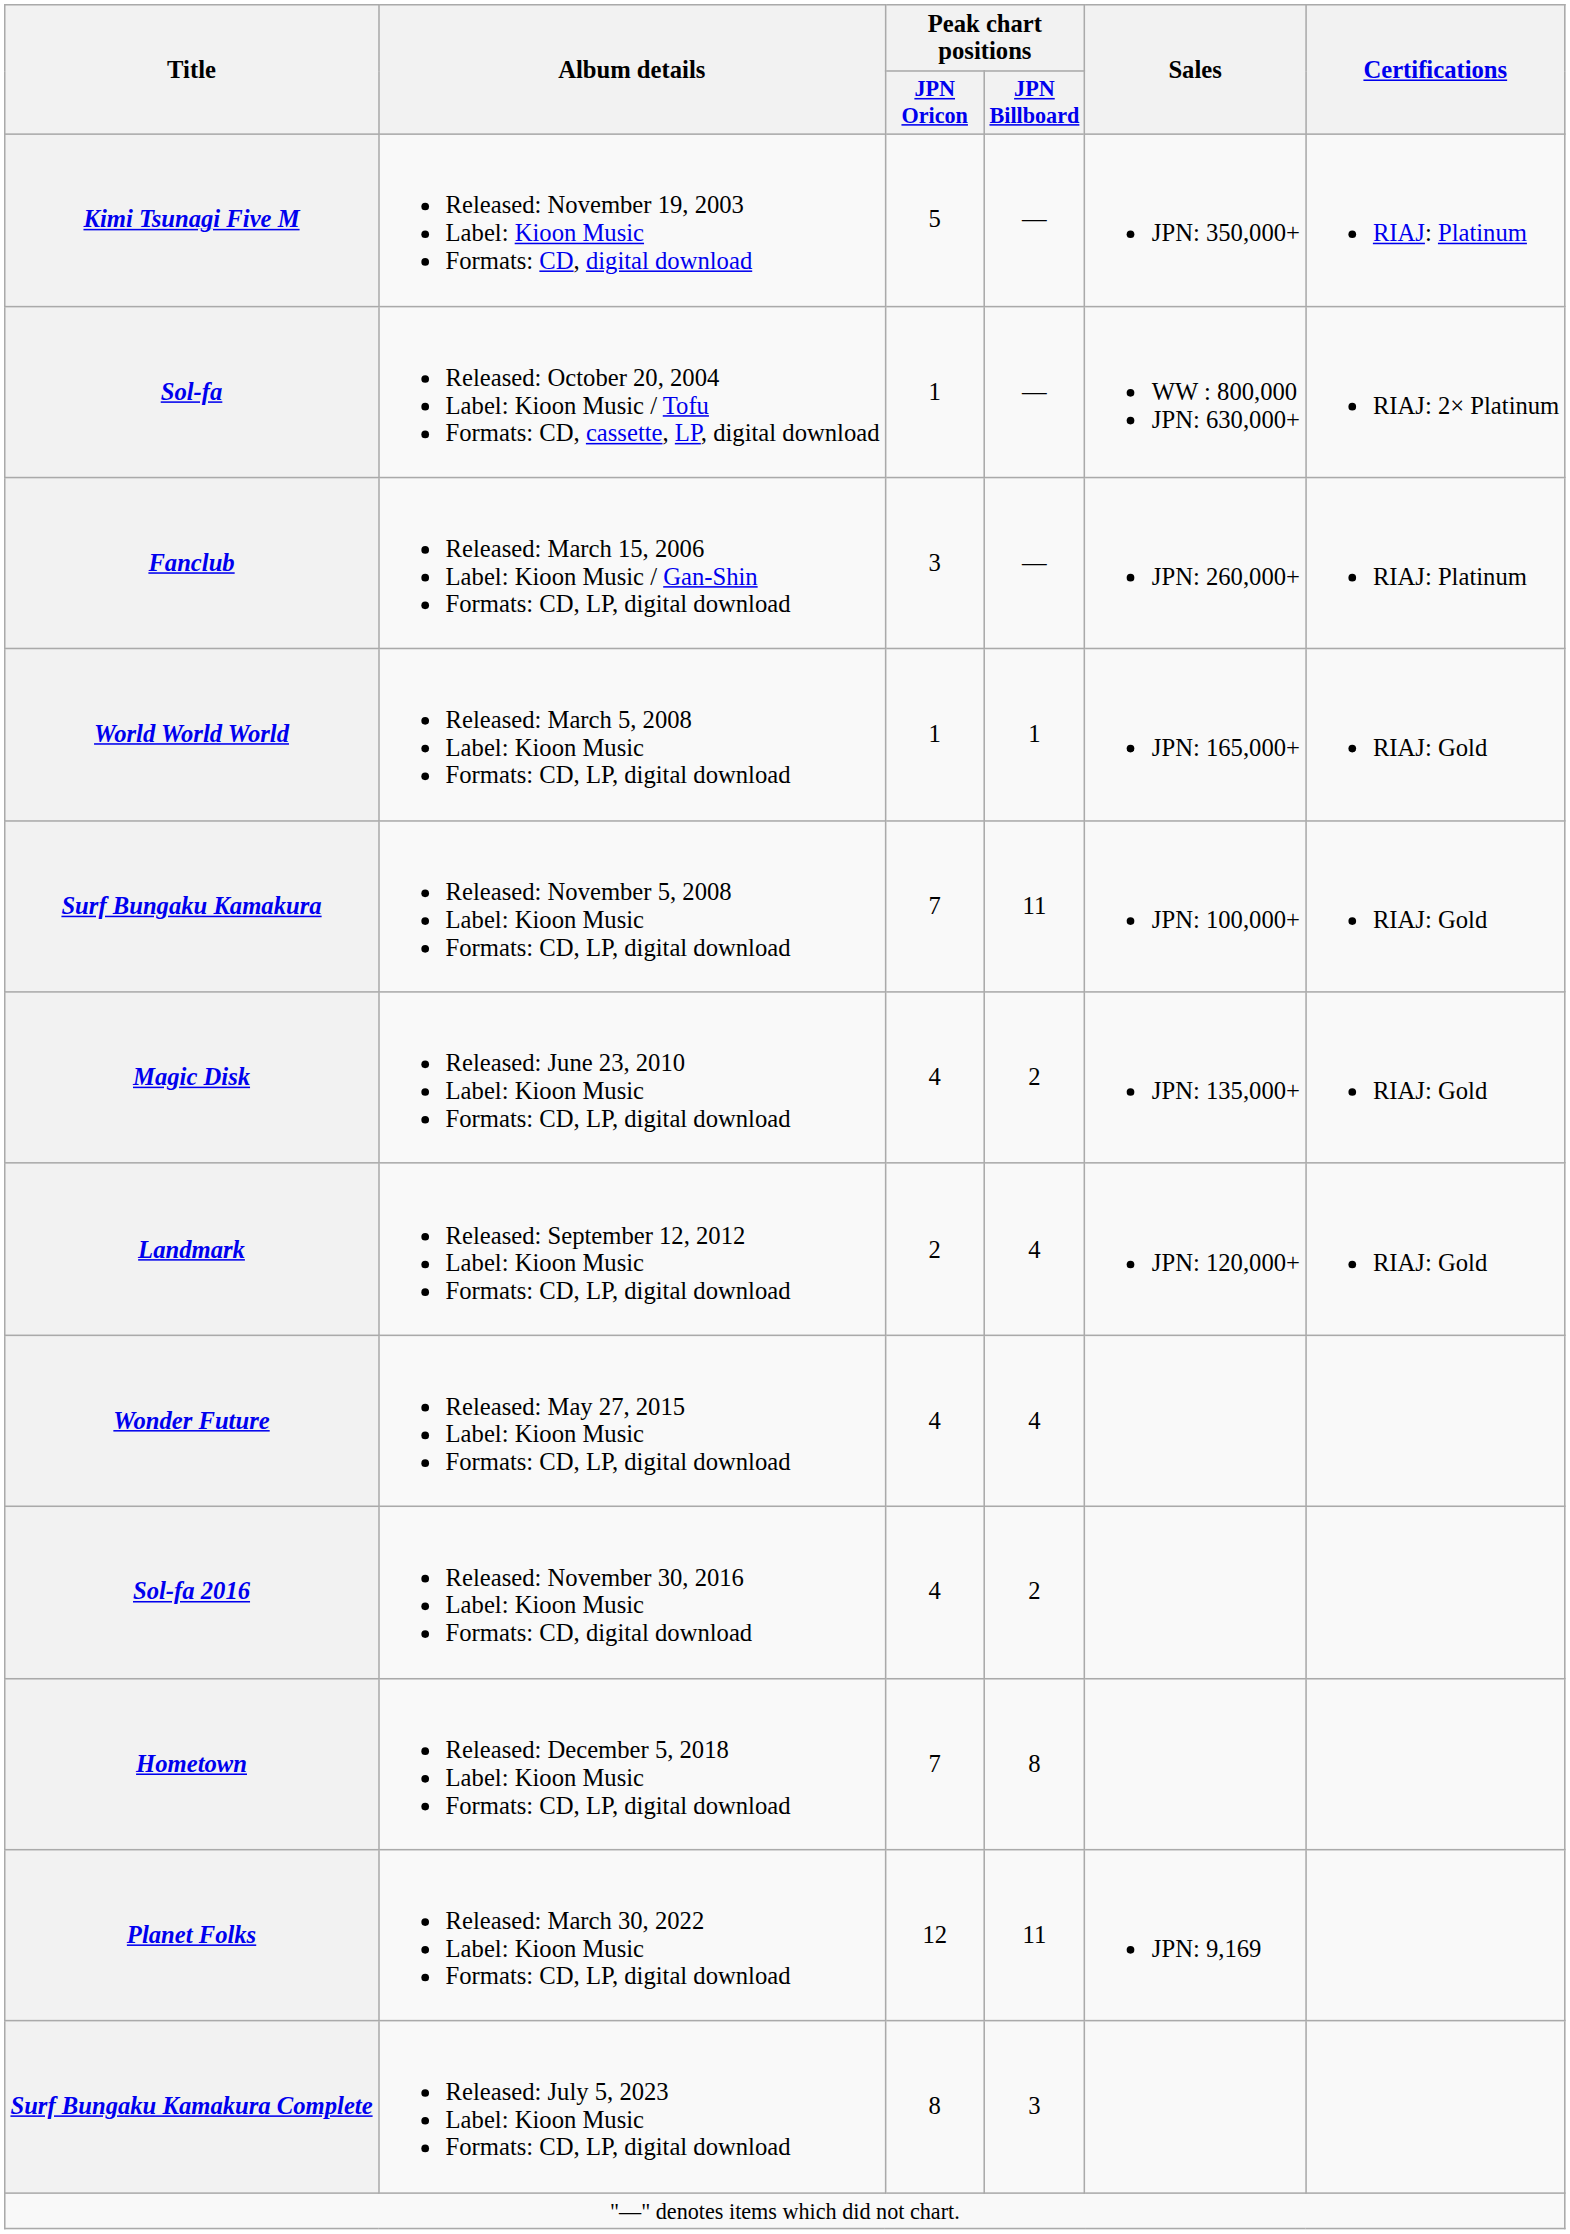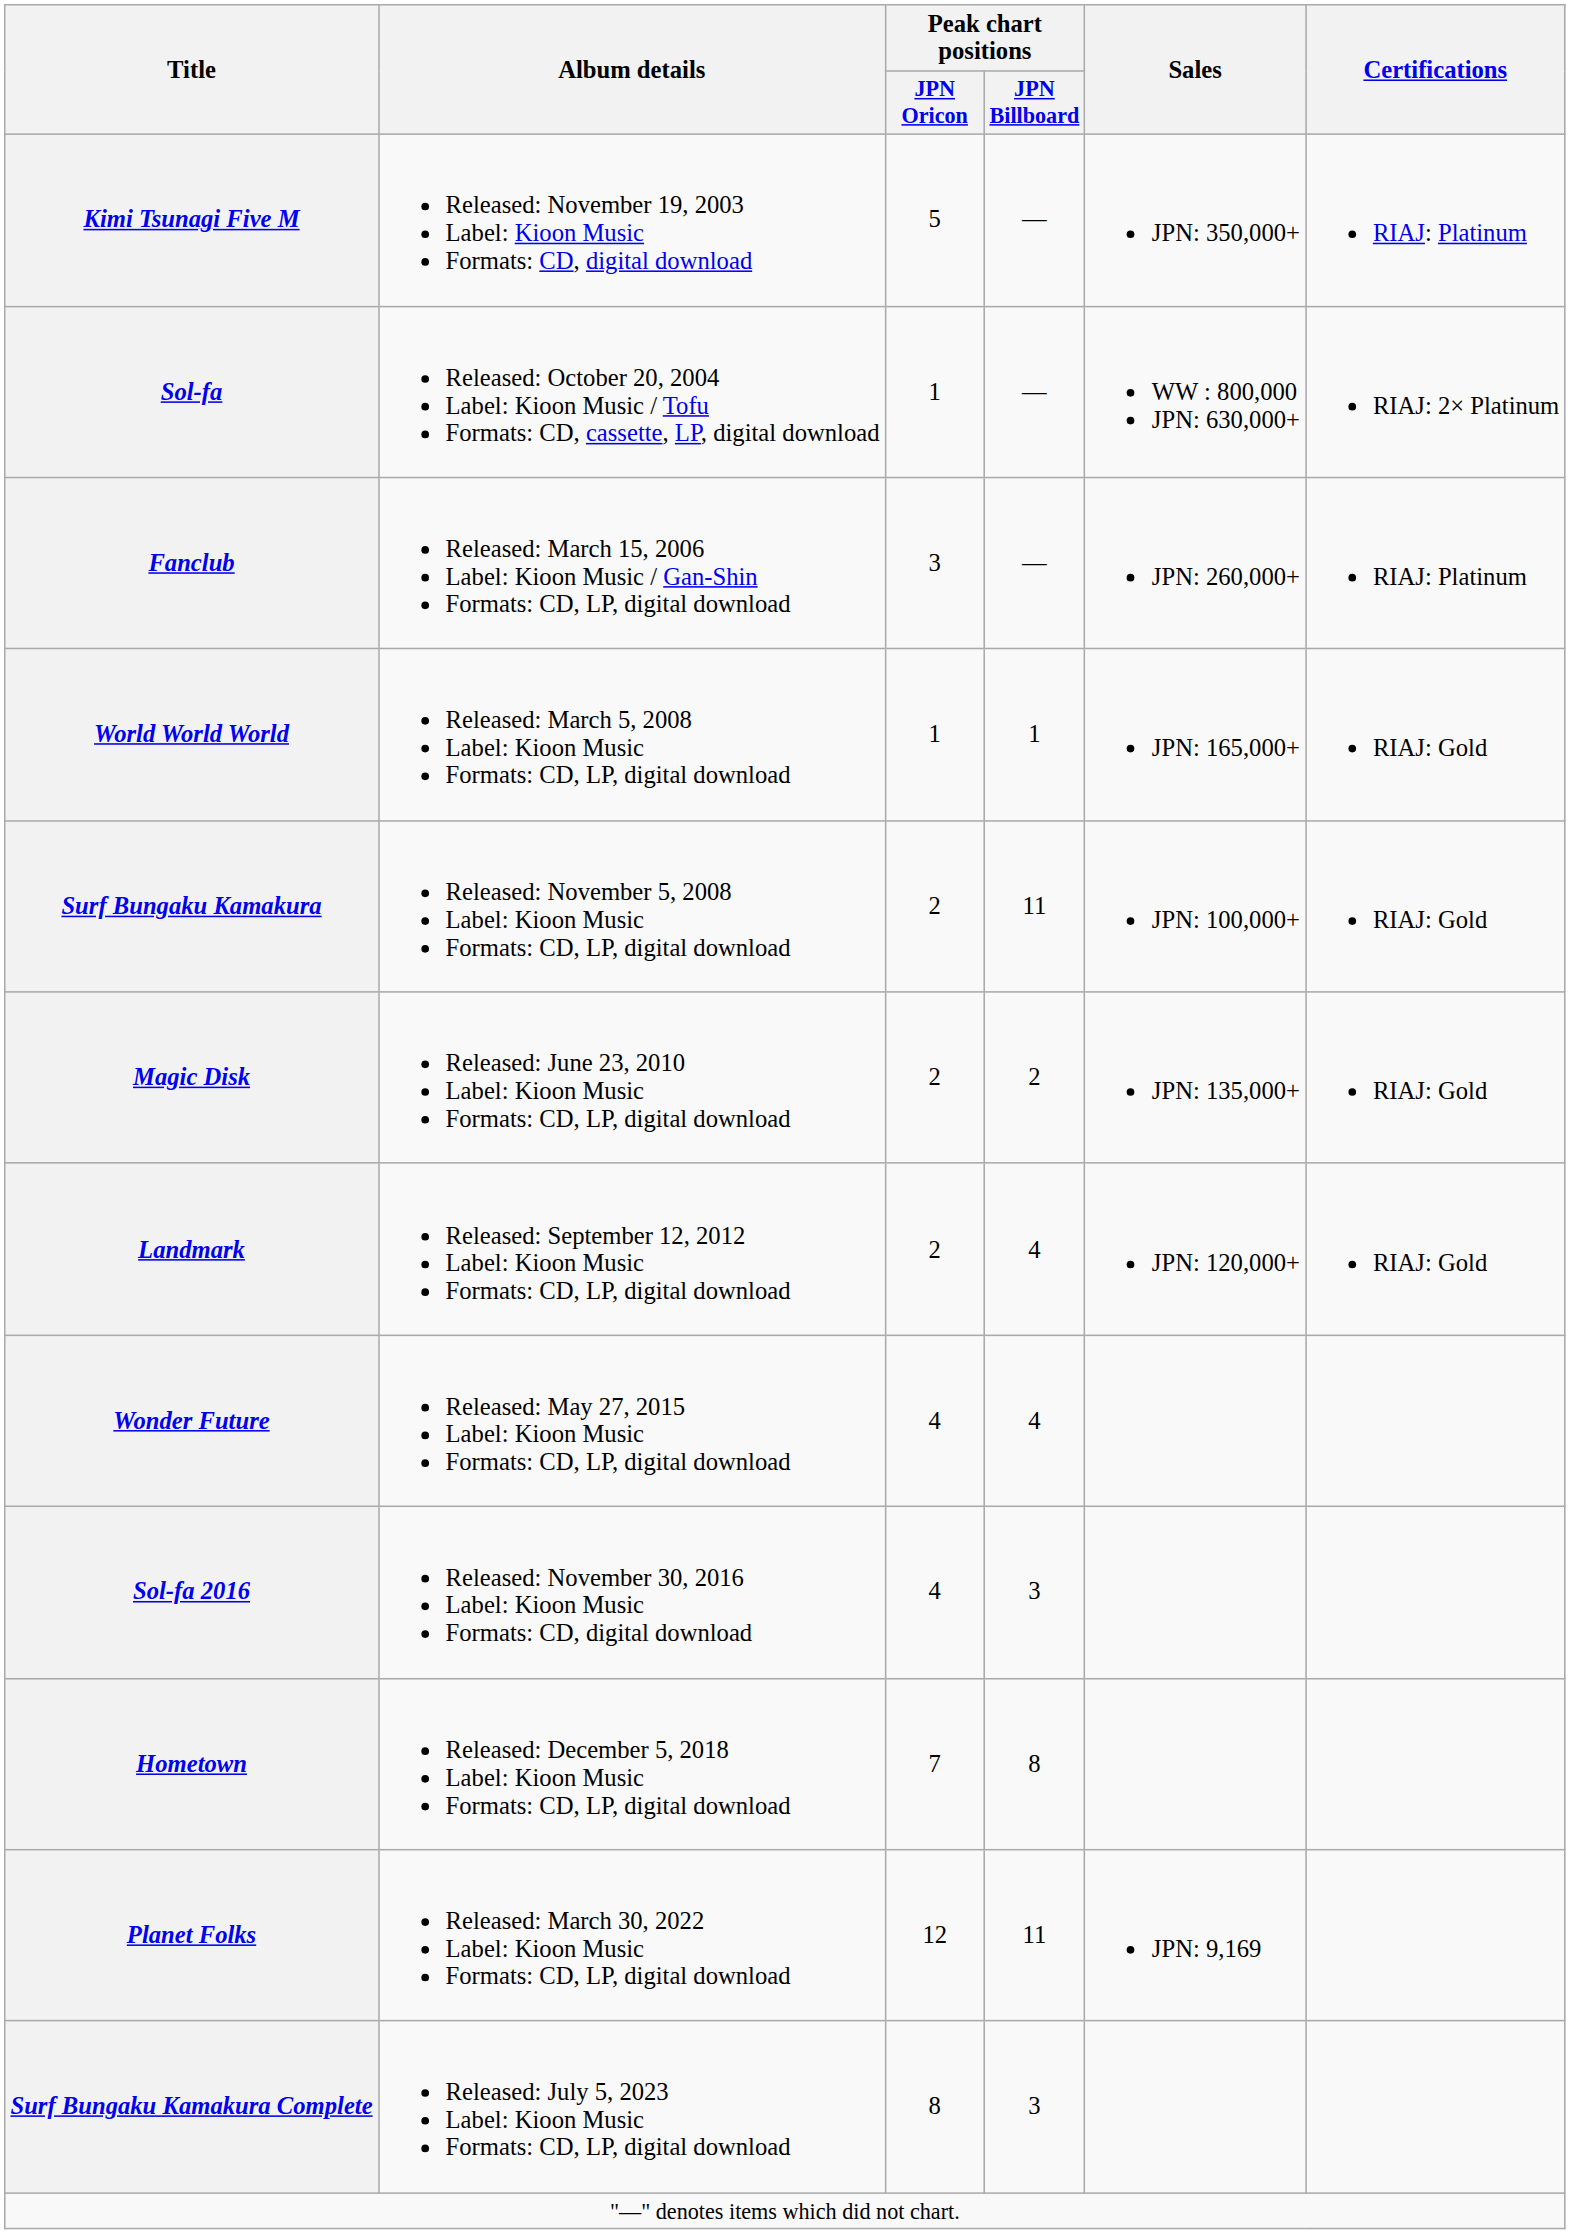(935, 905) 7 -> (935, 905) 2
(935, 1077) 4 -> (935, 1077) 2
(1034, 1591) 2 -> (1034, 1591) 3
